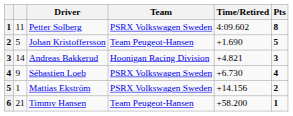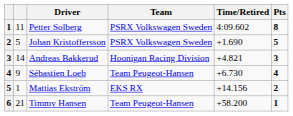(152, 42) Team Peugeot-Hansen -> (161, 42) PSRX Volkswagen Sweden
(161, 73) PSRX Volkswagen Sweden -> (152, 73) Team Peugeot-Hansen
(161, 88) PSRX Volkswagen Sweden -> (126, 88) EKS RX
